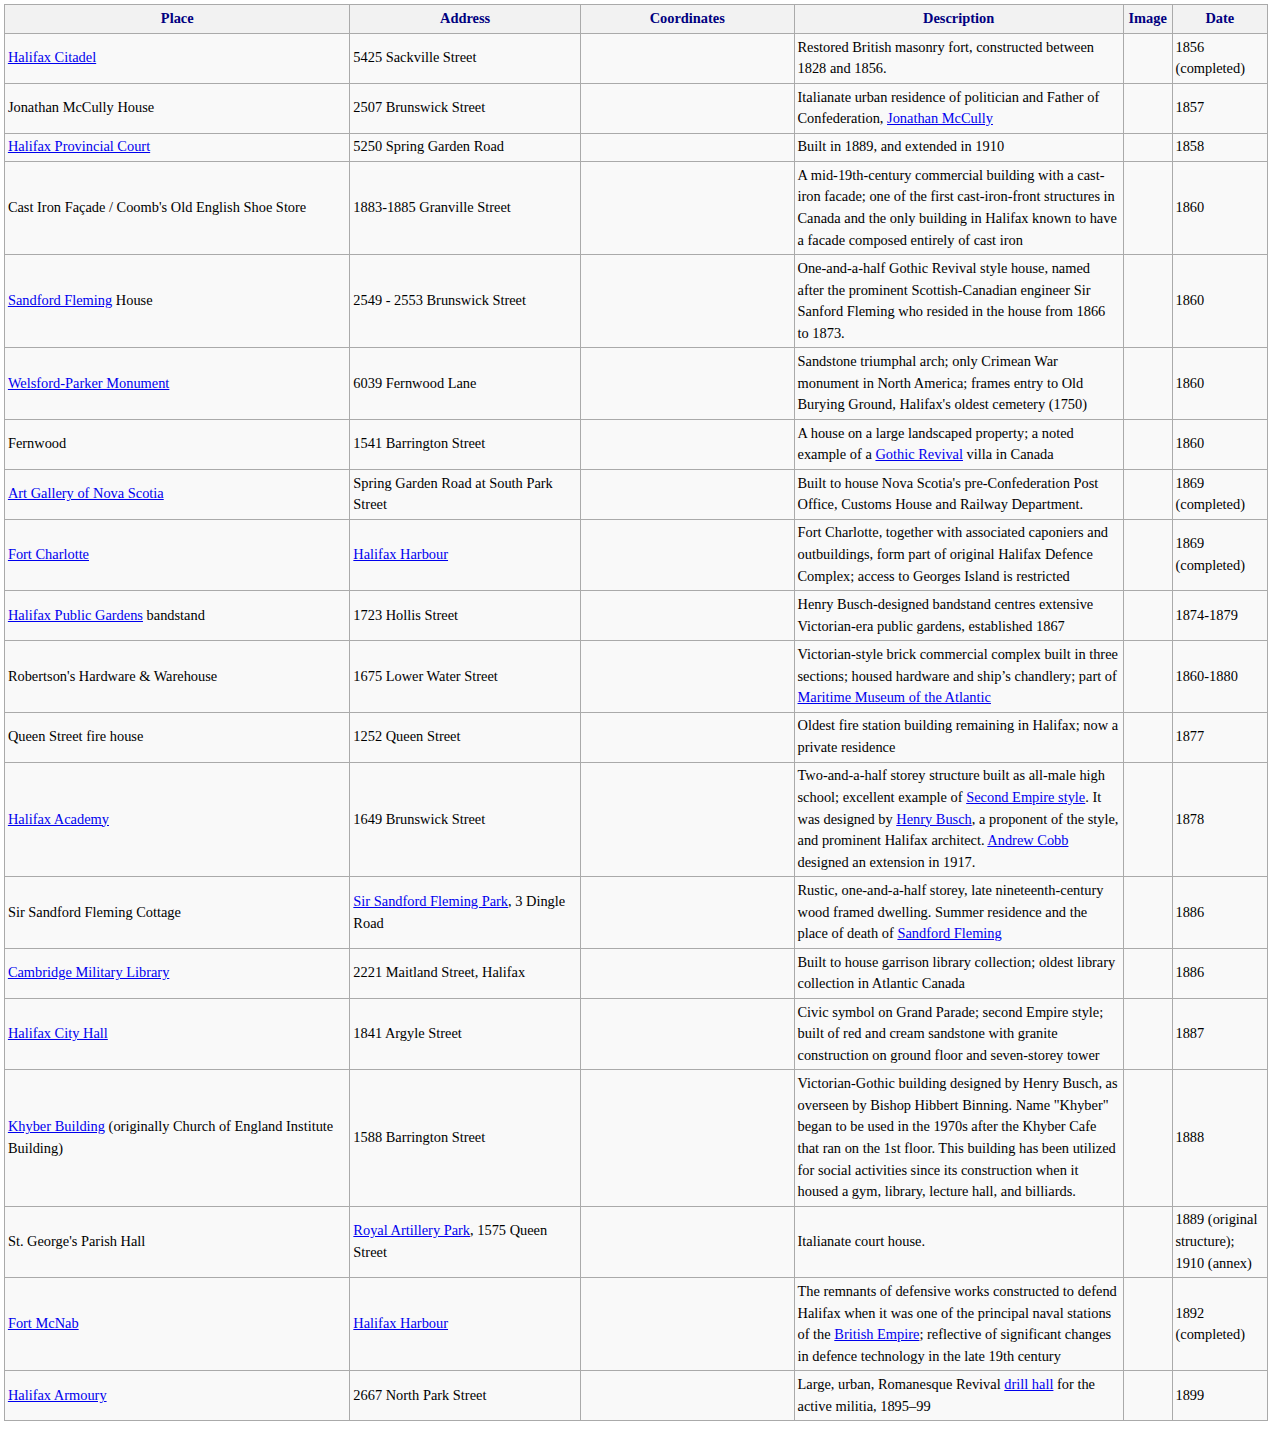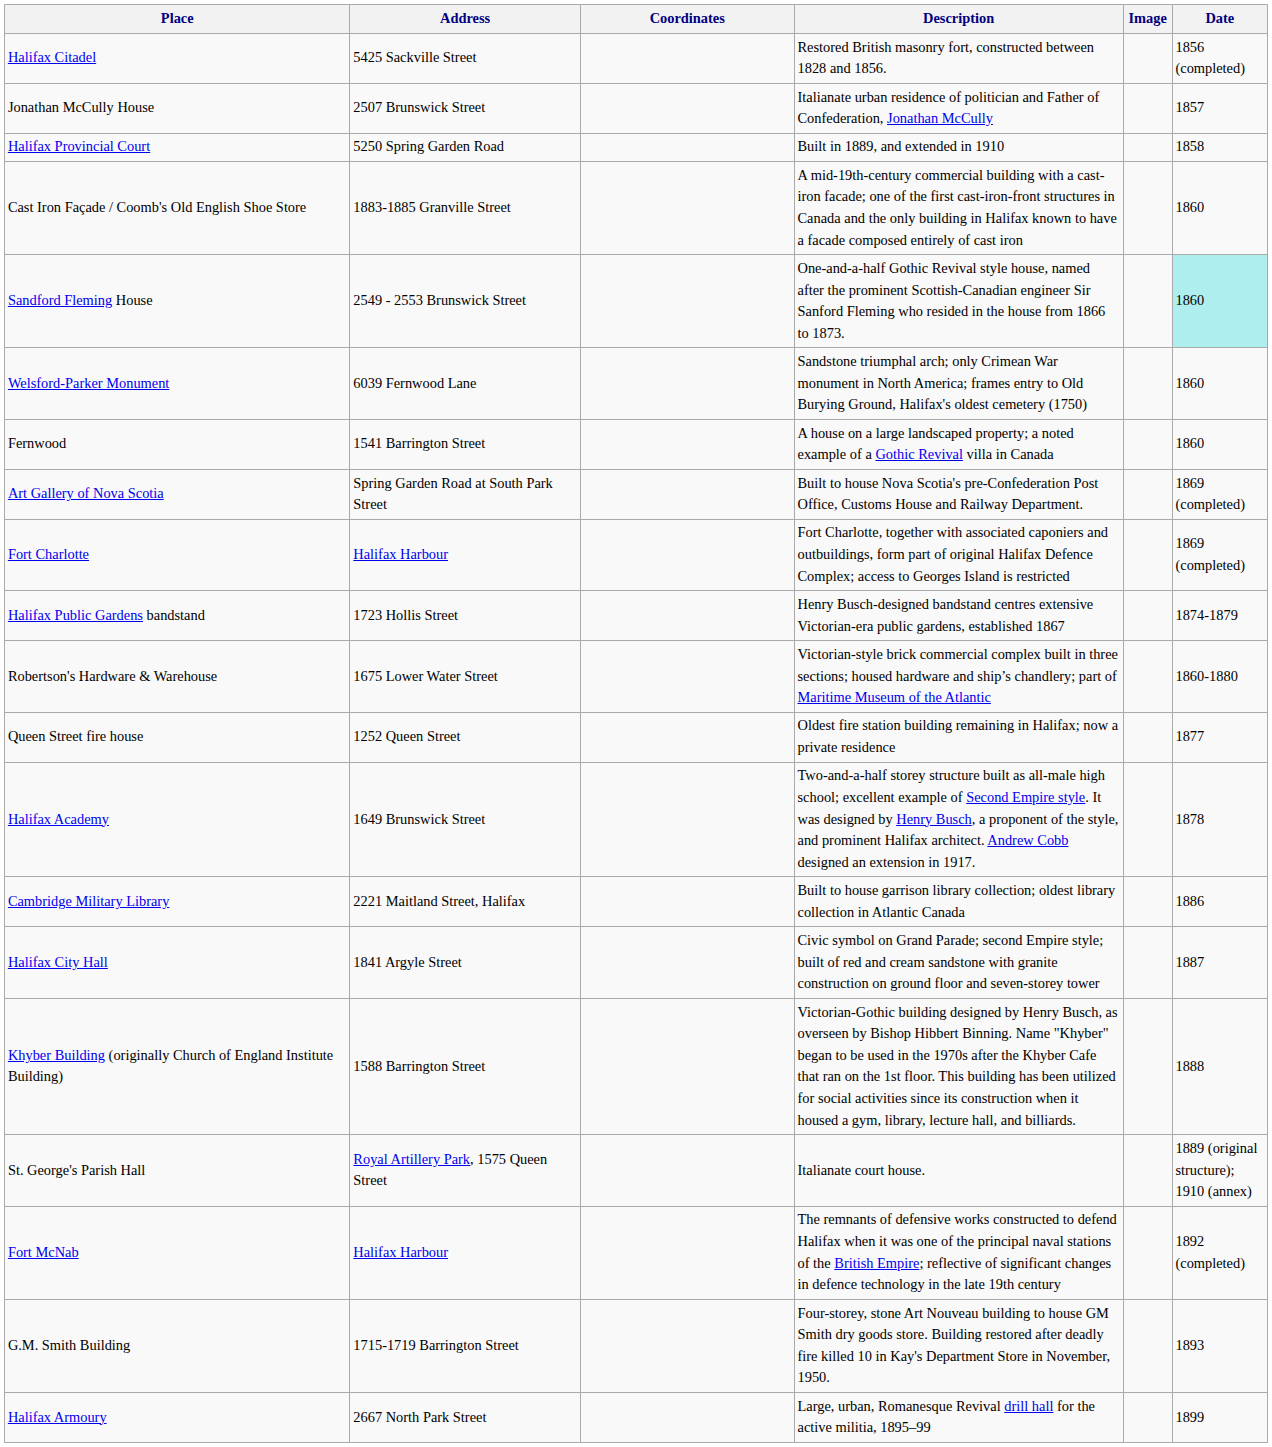(1190, 300) no background -> (1190, 300) paleturquoise background
- row: (94, 912)
+ row: (69, 1345)
